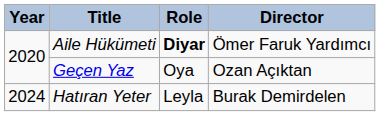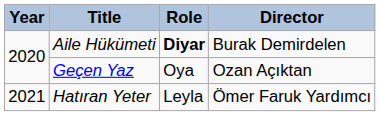(292, 44) Ömer Faruk Yardımcı -> (279, 44) Burak Demirdelen
(27, 96) 2024 -> (27, 96) 2021
(279, 96) Burak Demirdelen -> (292, 96) Ömer Faruk Yardımcı
